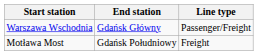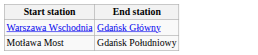- column: (216, 12)
